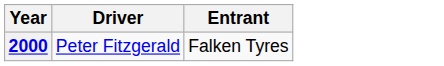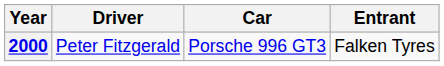+ column: (257, 18)
